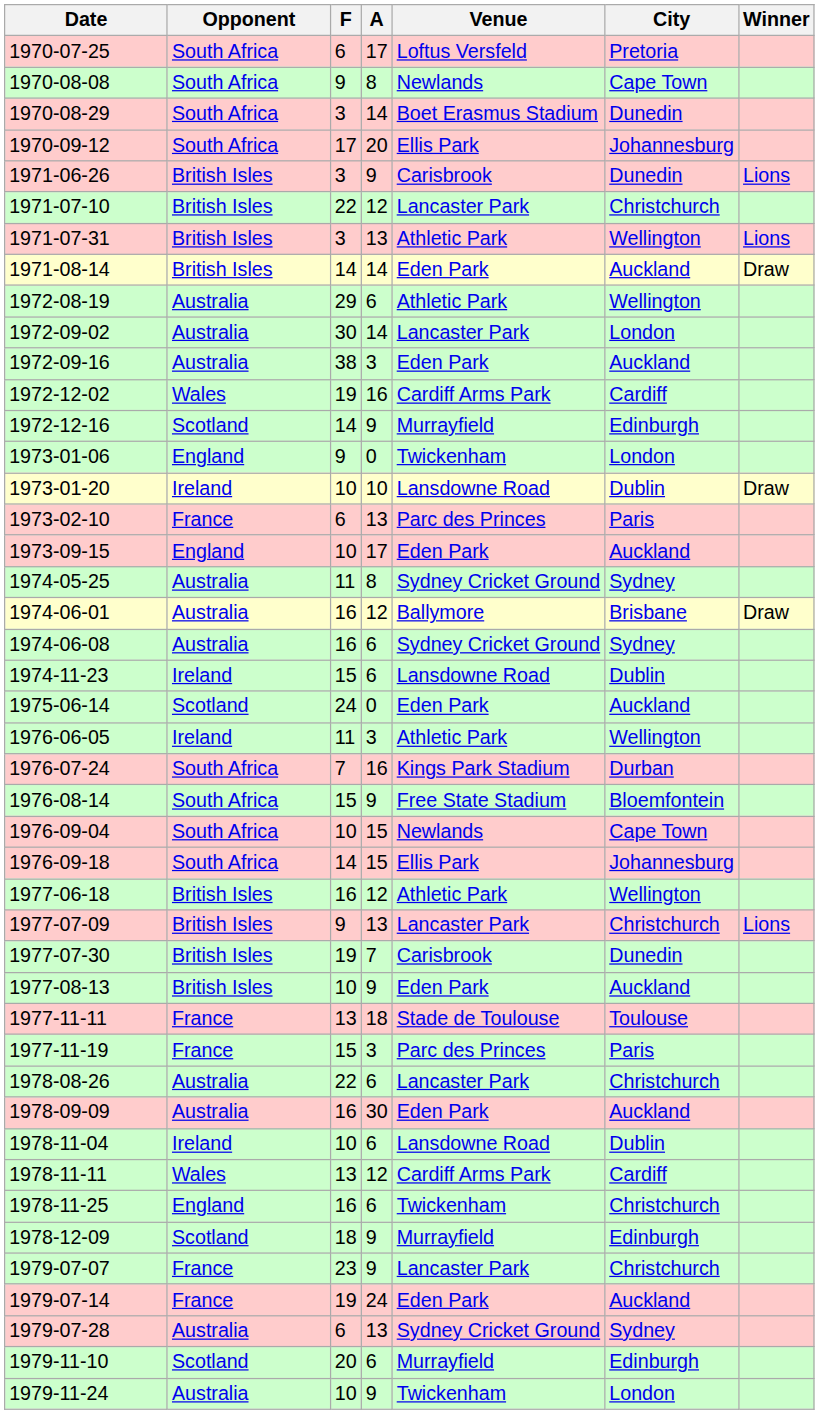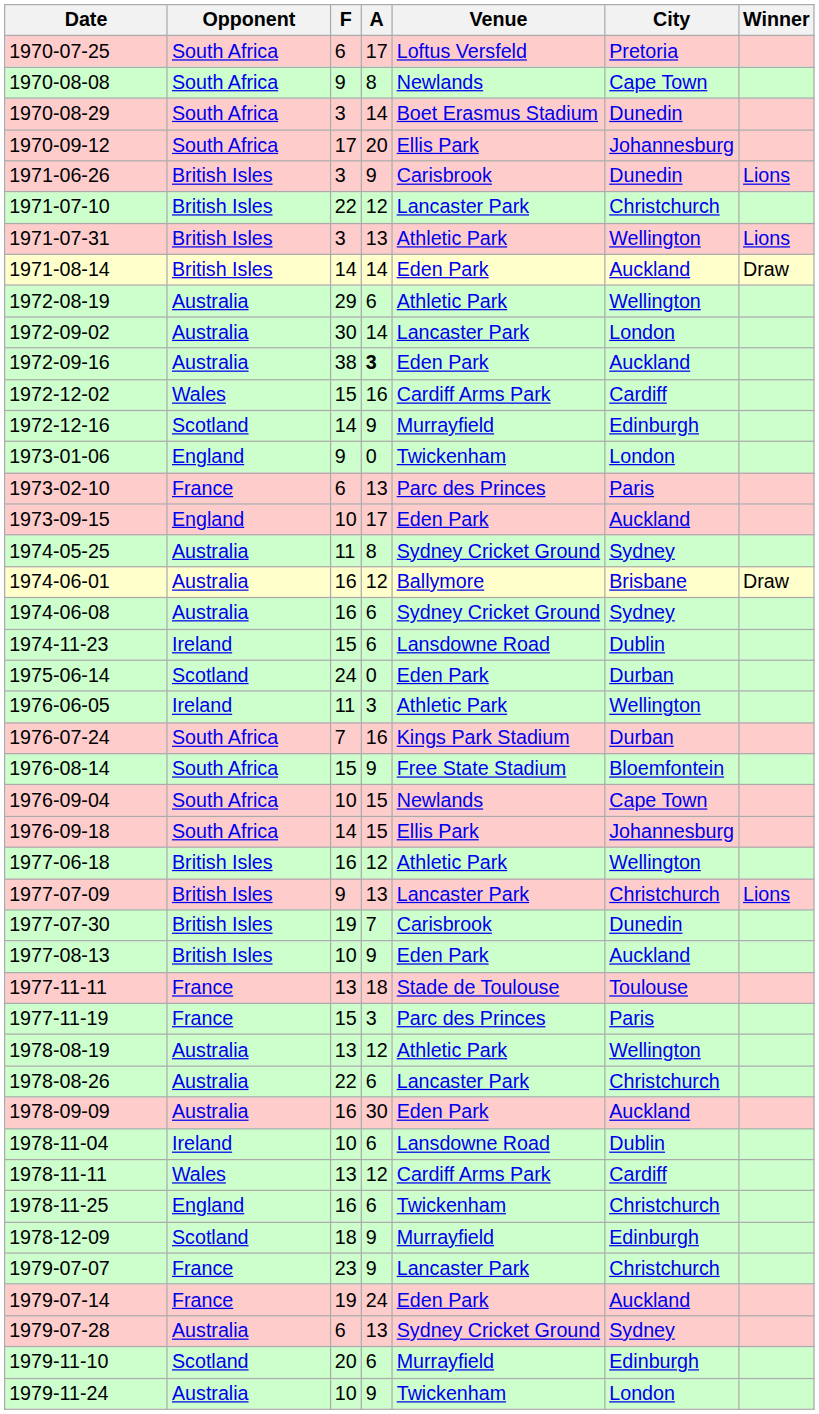(371, 363) normal -> (371, 363) bold
(346, 394) 19 -> (346, 394) 15
- row: (59, 488)
(650, 706) Auckland -> (642, 675) Durban
+ row: (59, 1050)
